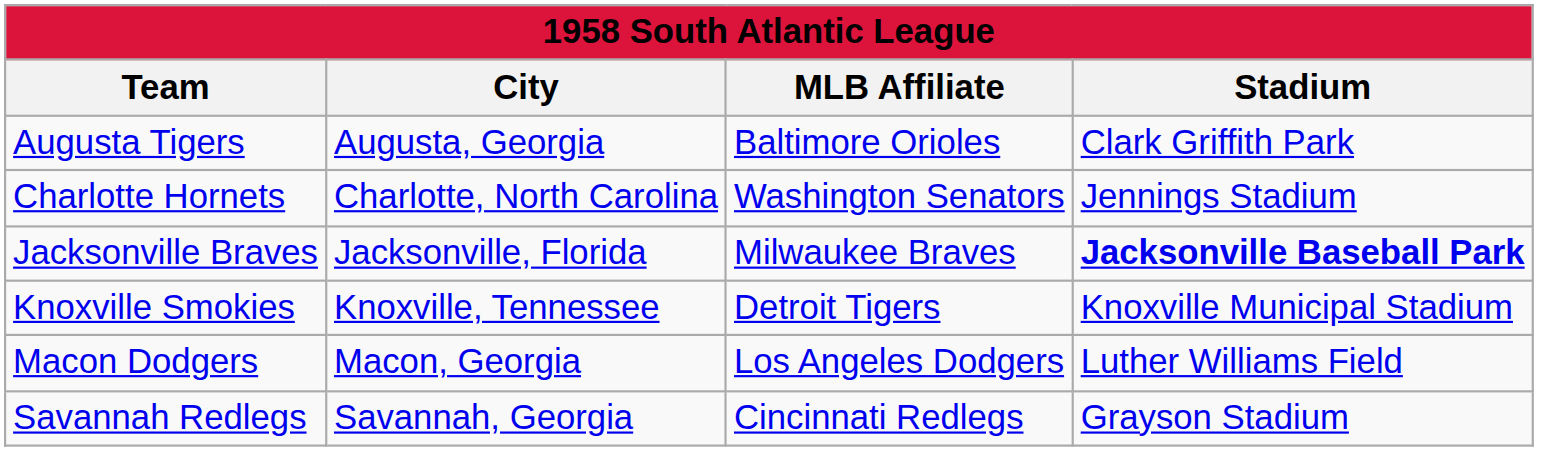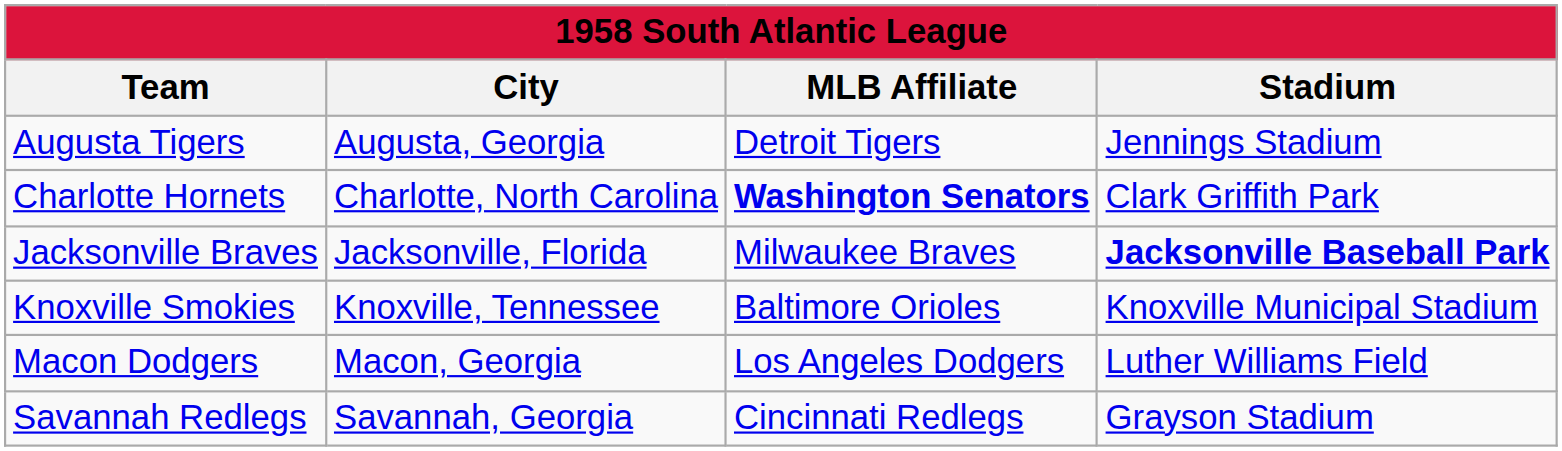(867, 142) Baltimore Orioles -> (837, 142) Detroit Tigers
(1217, 142) Clark Griffith Park -> (1244, 142) Jennings Stadium
(899, 197) normal -> (912, 197) bold
(1219, 197) Jennings Stadium -> (1242, 197) Clark Griffith Park
(837, 307) Detroit Tigers -> (867, 307) Baltimore Orioles
